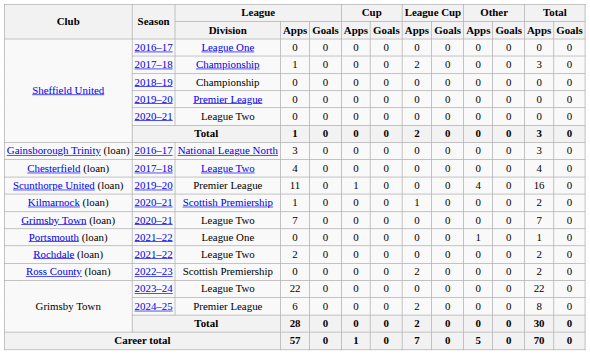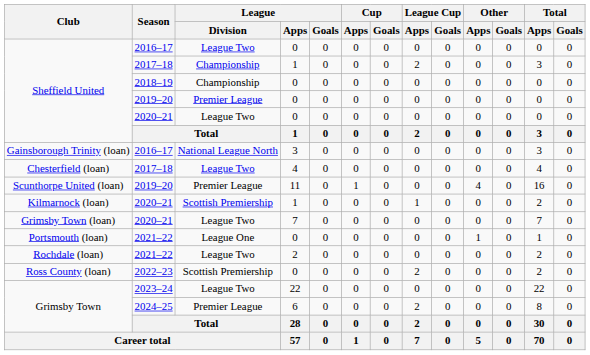(228, 47) League One -> (228, 47) League Two
